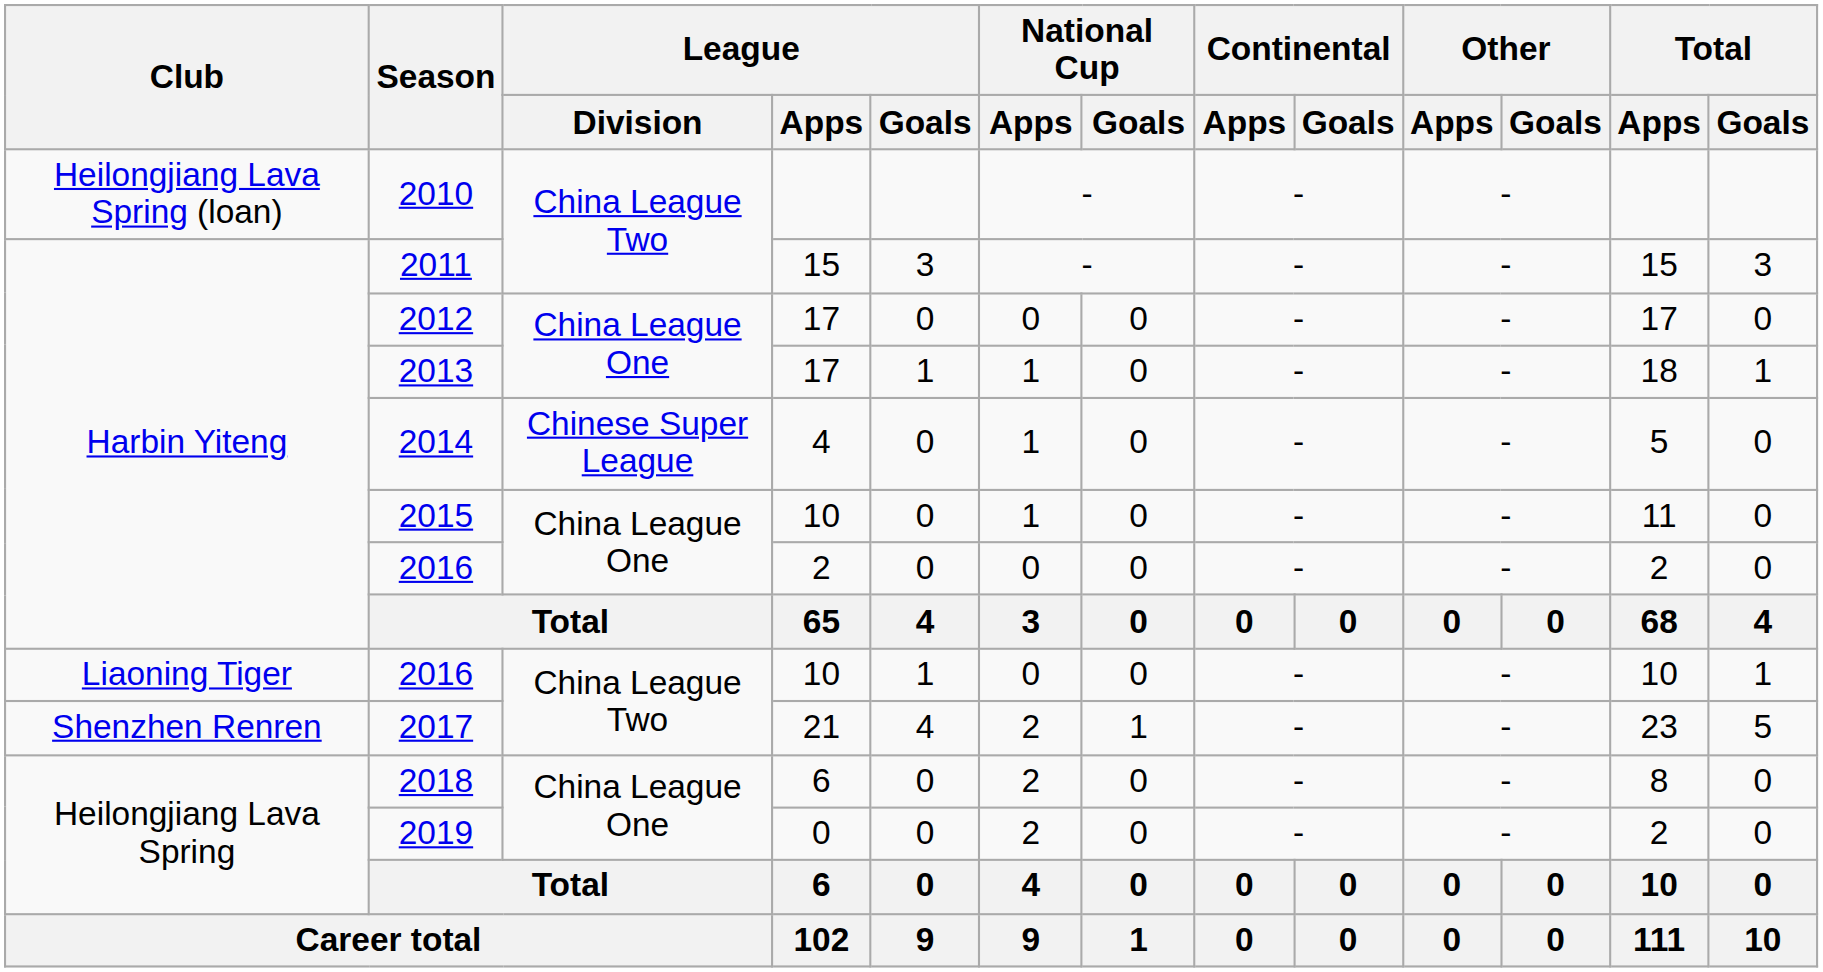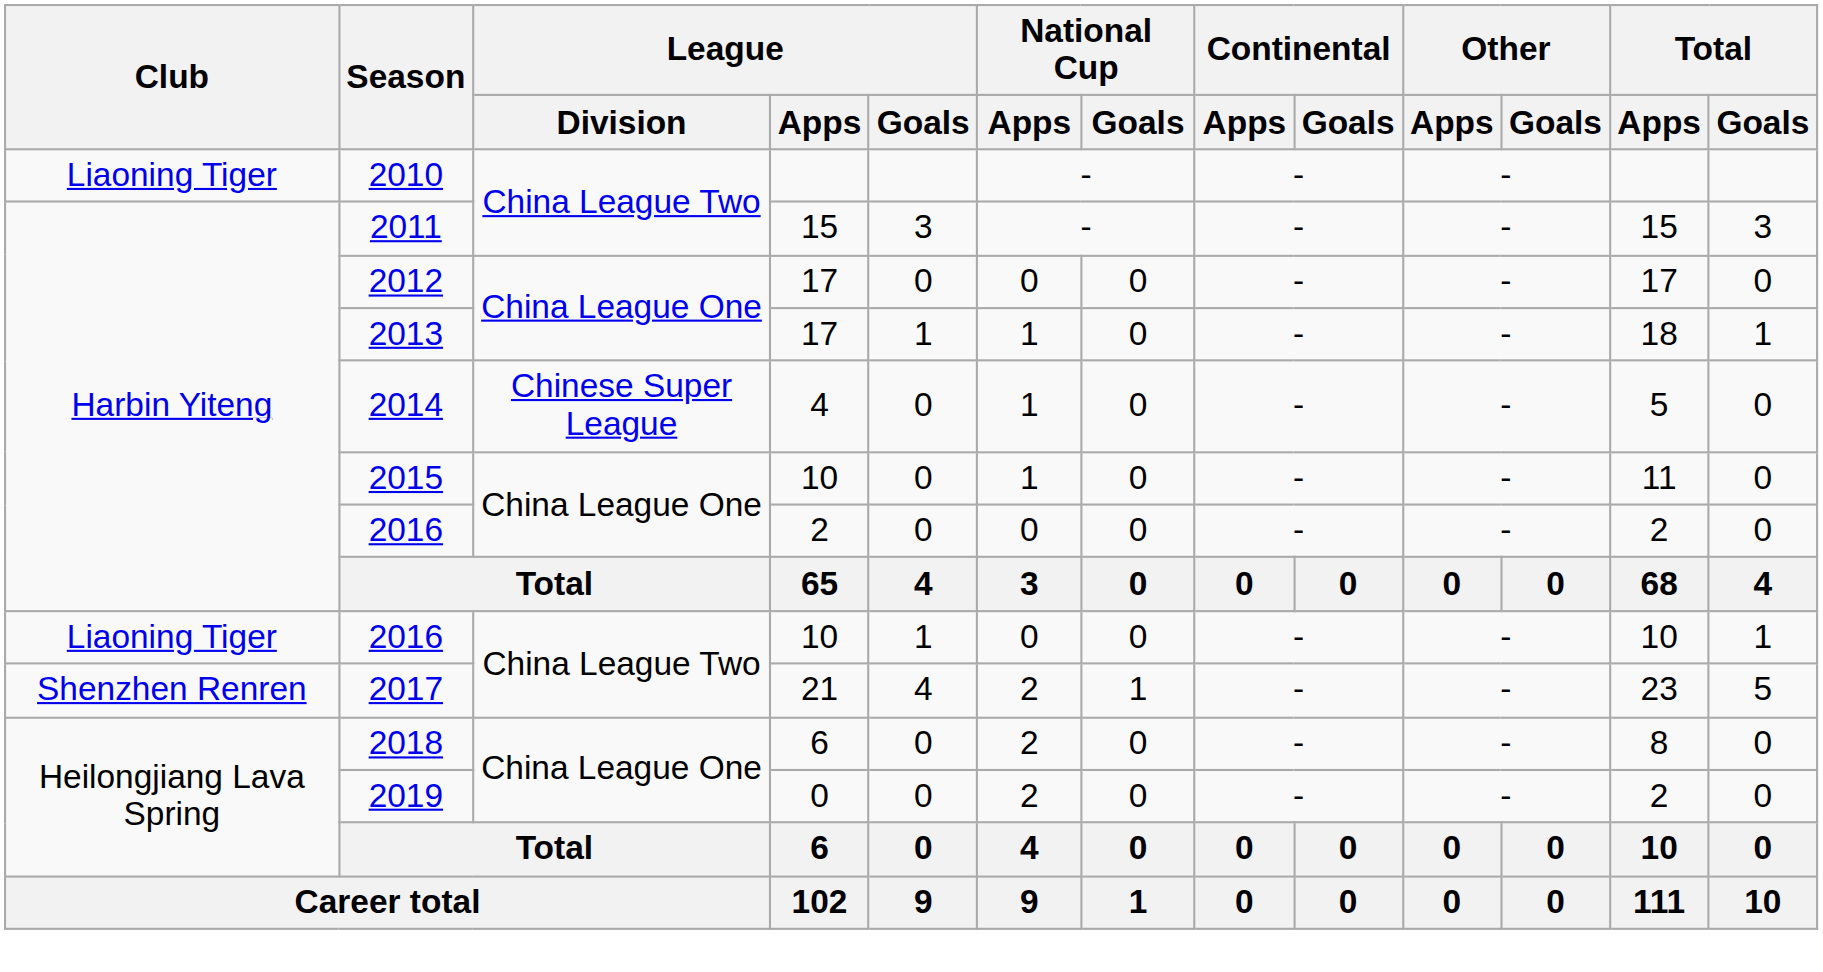(187, 193) Heilongjiang Lava Spring (loan) -> (172, 174) Liaoning Tiger
